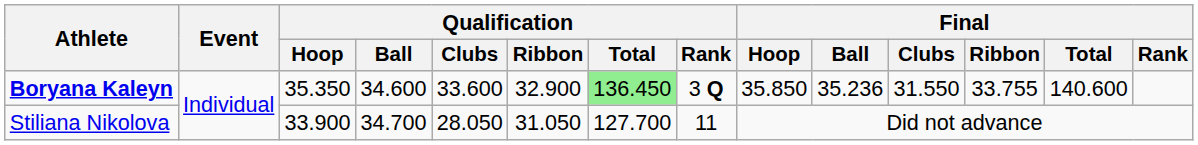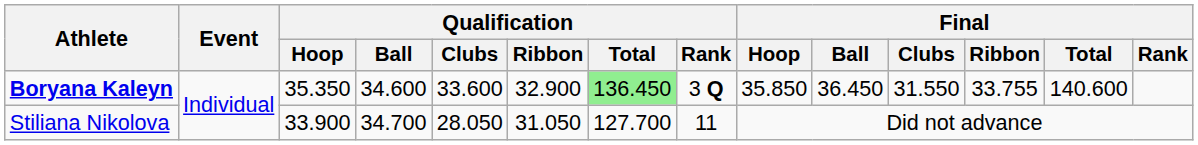(850, 89) 35.236 -> (850, 89) 36.450
